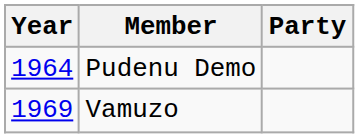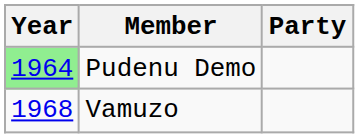(42, 68) no background -> (42, 68) lightgreen background
(42, 110) 1969 -> (42, 110) 1968
